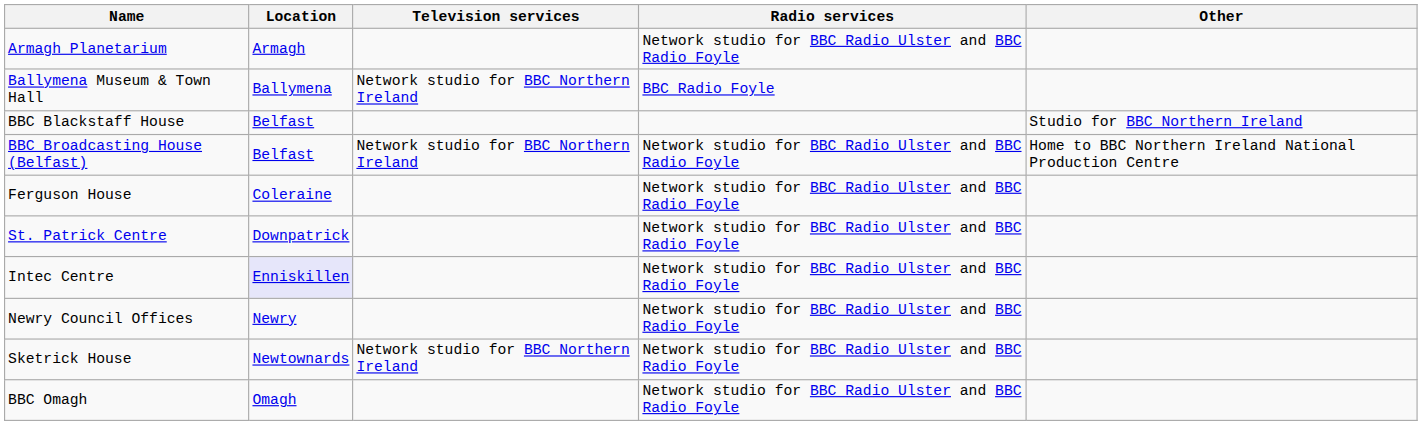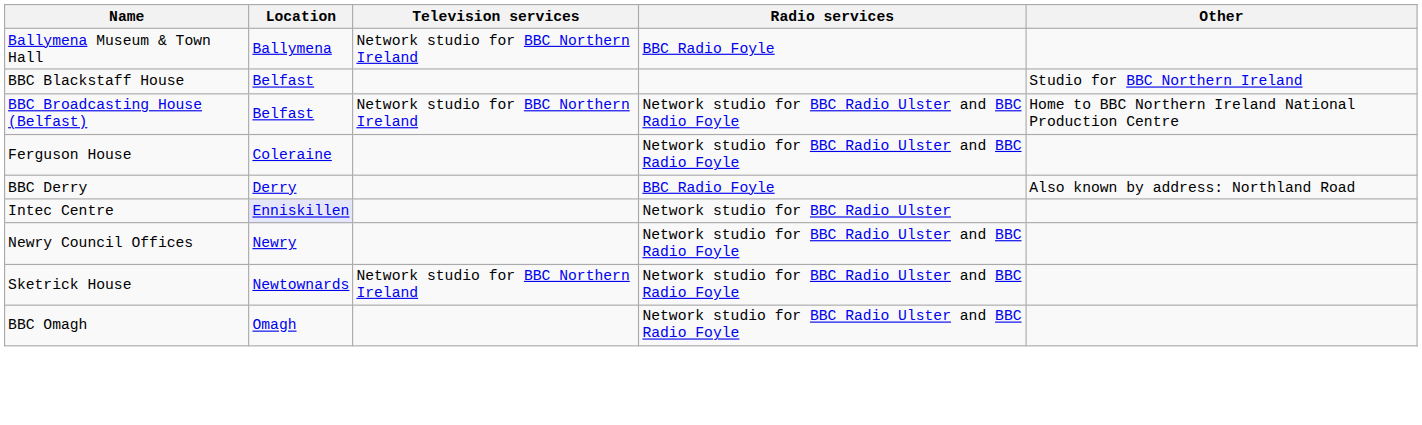- row: (87, 49)
+ row: (48, 187)
- row: (87, 236)
(832, 277) Network studio for BBC Radio Ulster and BBC Radio Foyle -> (797, 211) Network studio for BBC Radio Ulster
